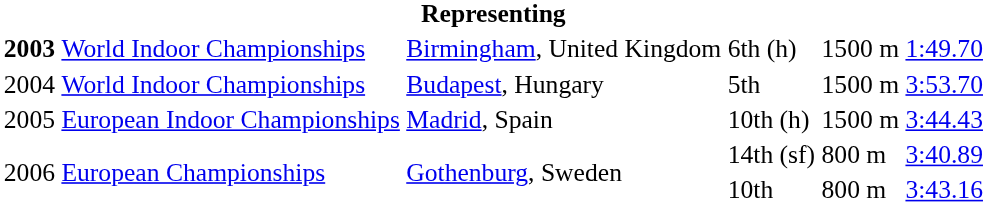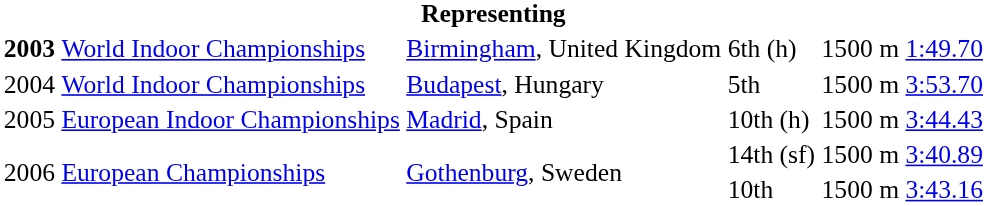(854, 154) 800 m -> (860, 154) 1500 m
(854, 189) 800 m -> (860, 189) 1500 m
